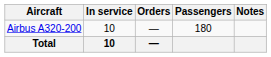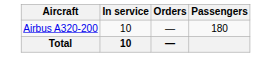- column: (250, 12)
